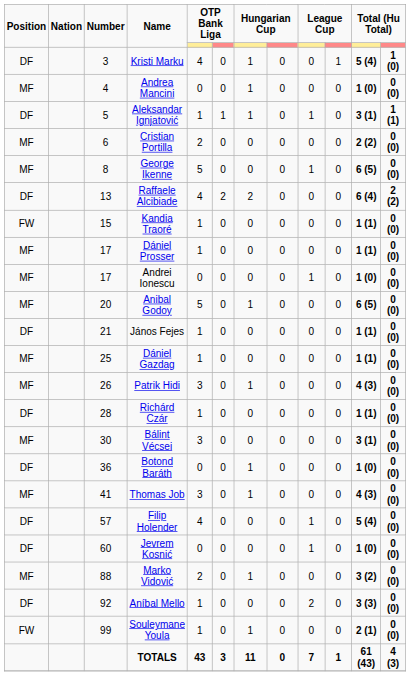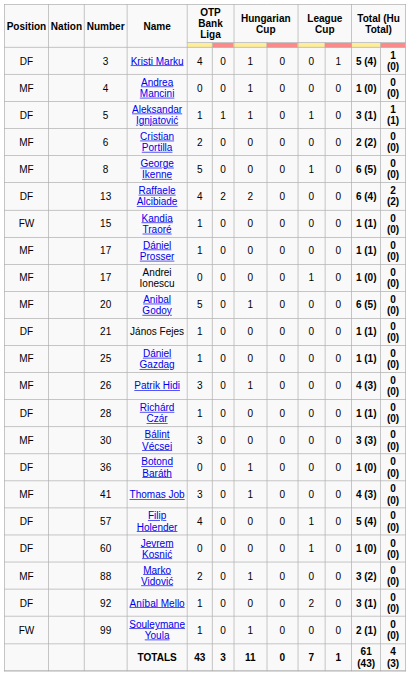(366, 440) 3 (1) -> (366, 440) 3 (3)
(366, 603) 3 (3) -> (366, 603) 3 (1)
